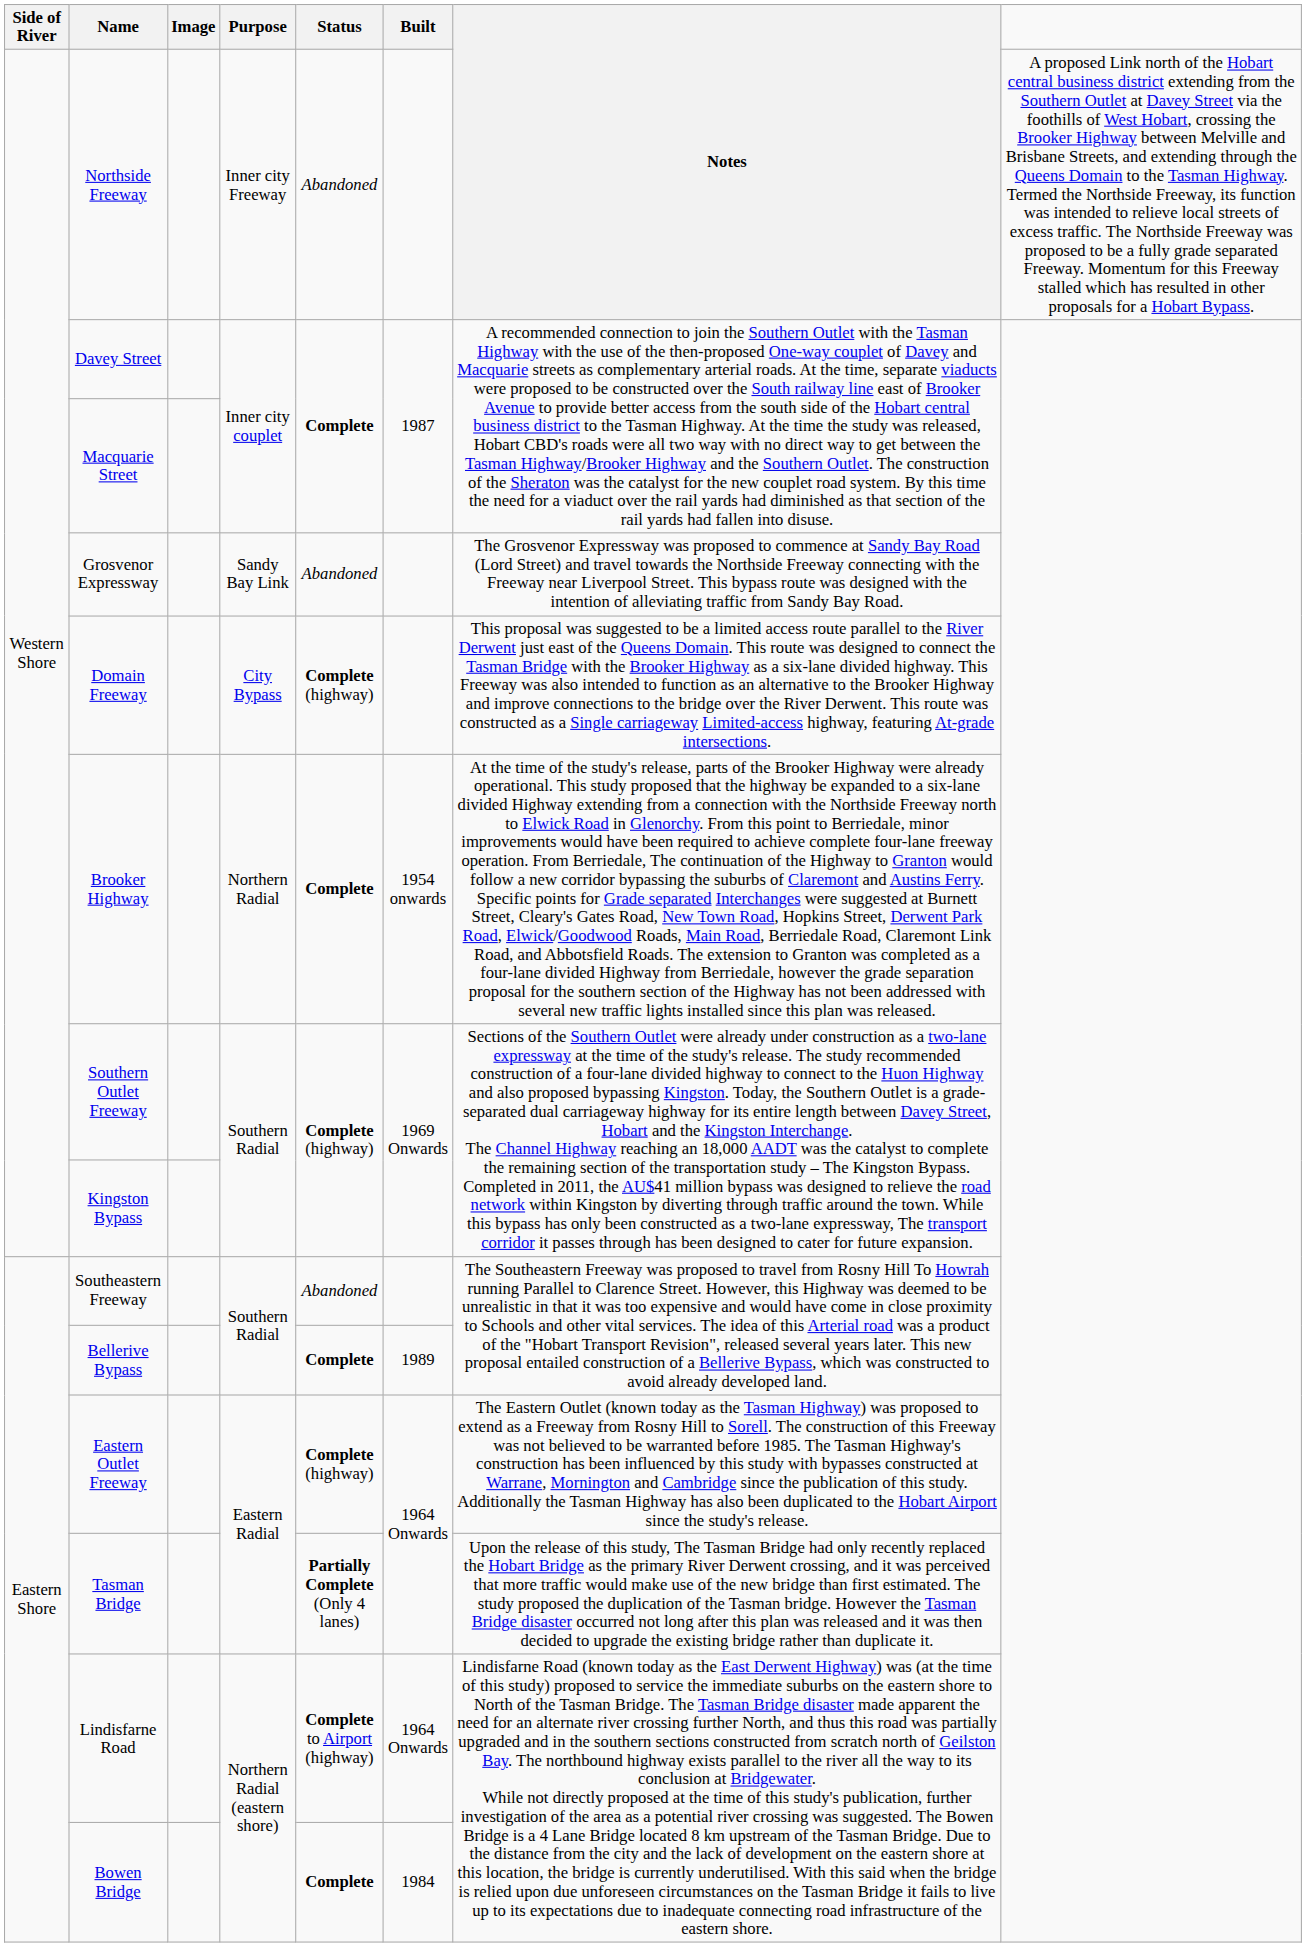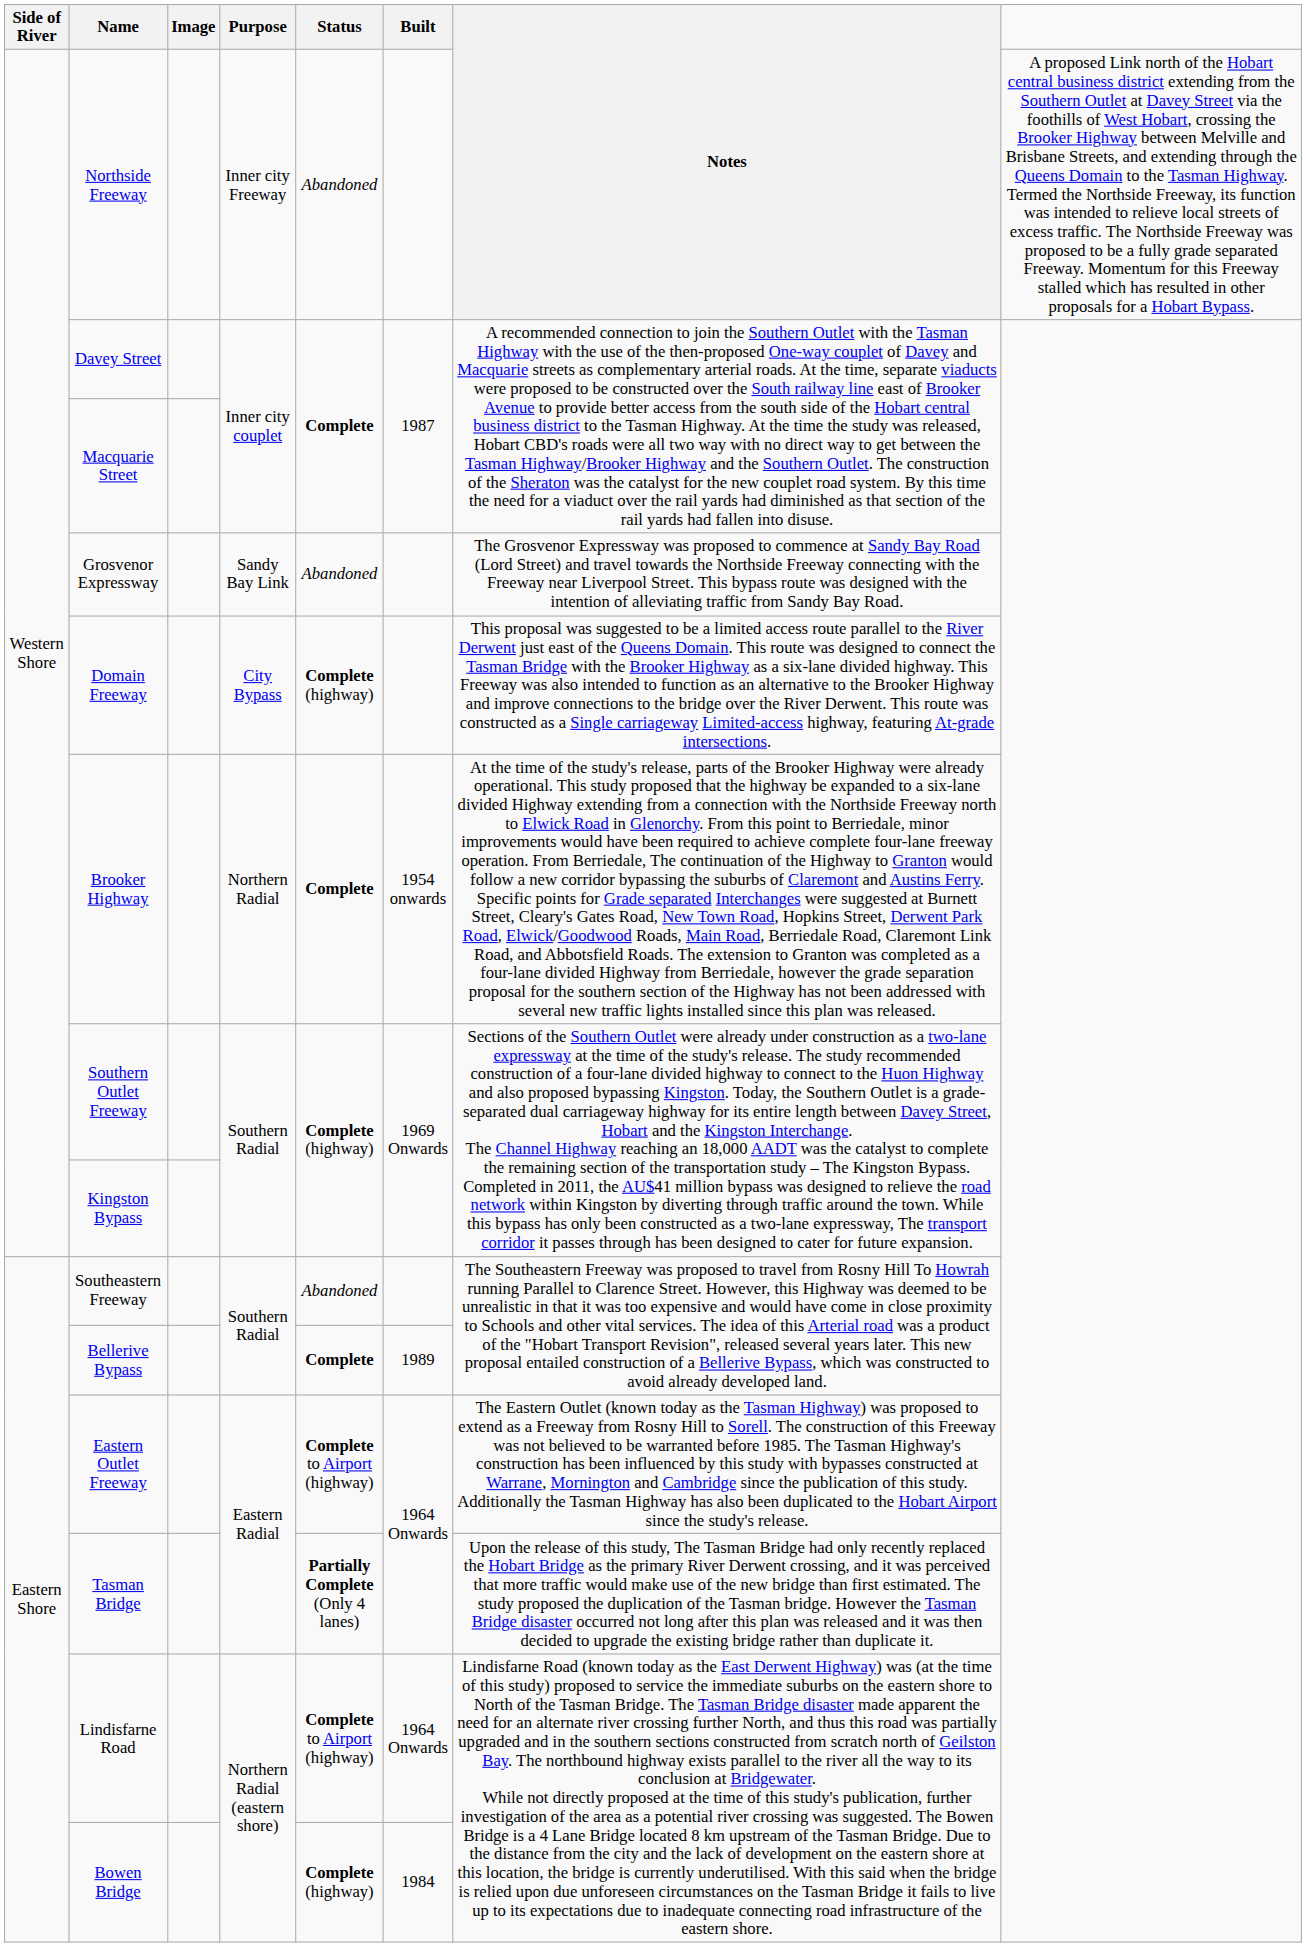(339, 1464) Complete (highway) -> (339, 1464) Complete to Airport (highway)
(339, 1882) Complete -> (339, 1882) Complete (highway)
